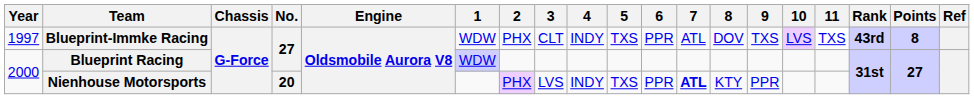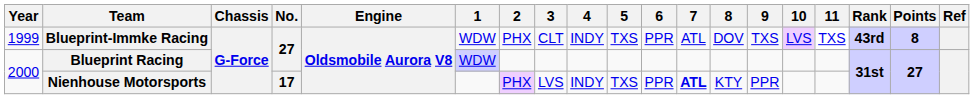(23, 38) 1997 -> (23, 38) 1999
(287, 83) 20 -> (287, 83) 17
